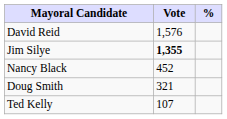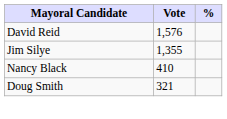(169, 50) bold -> (169, 50) normal
(165, 68) 452 -> (165, 68) 410
- row: (30, 104)
